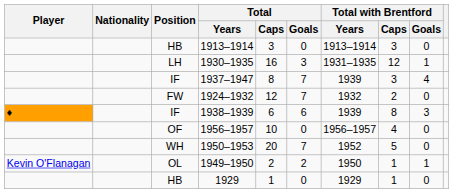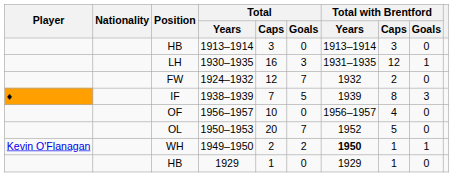- row: (227, 79)
(271, 113) 6 -> (271, 96) 7
(304, 113) 6 -> (304, 96) 5
(175, 146) WH -> (175, 130) OL
(175, 163) OL -> (175, 146) WH
(350, 163) normal -> (350, 146) bold
